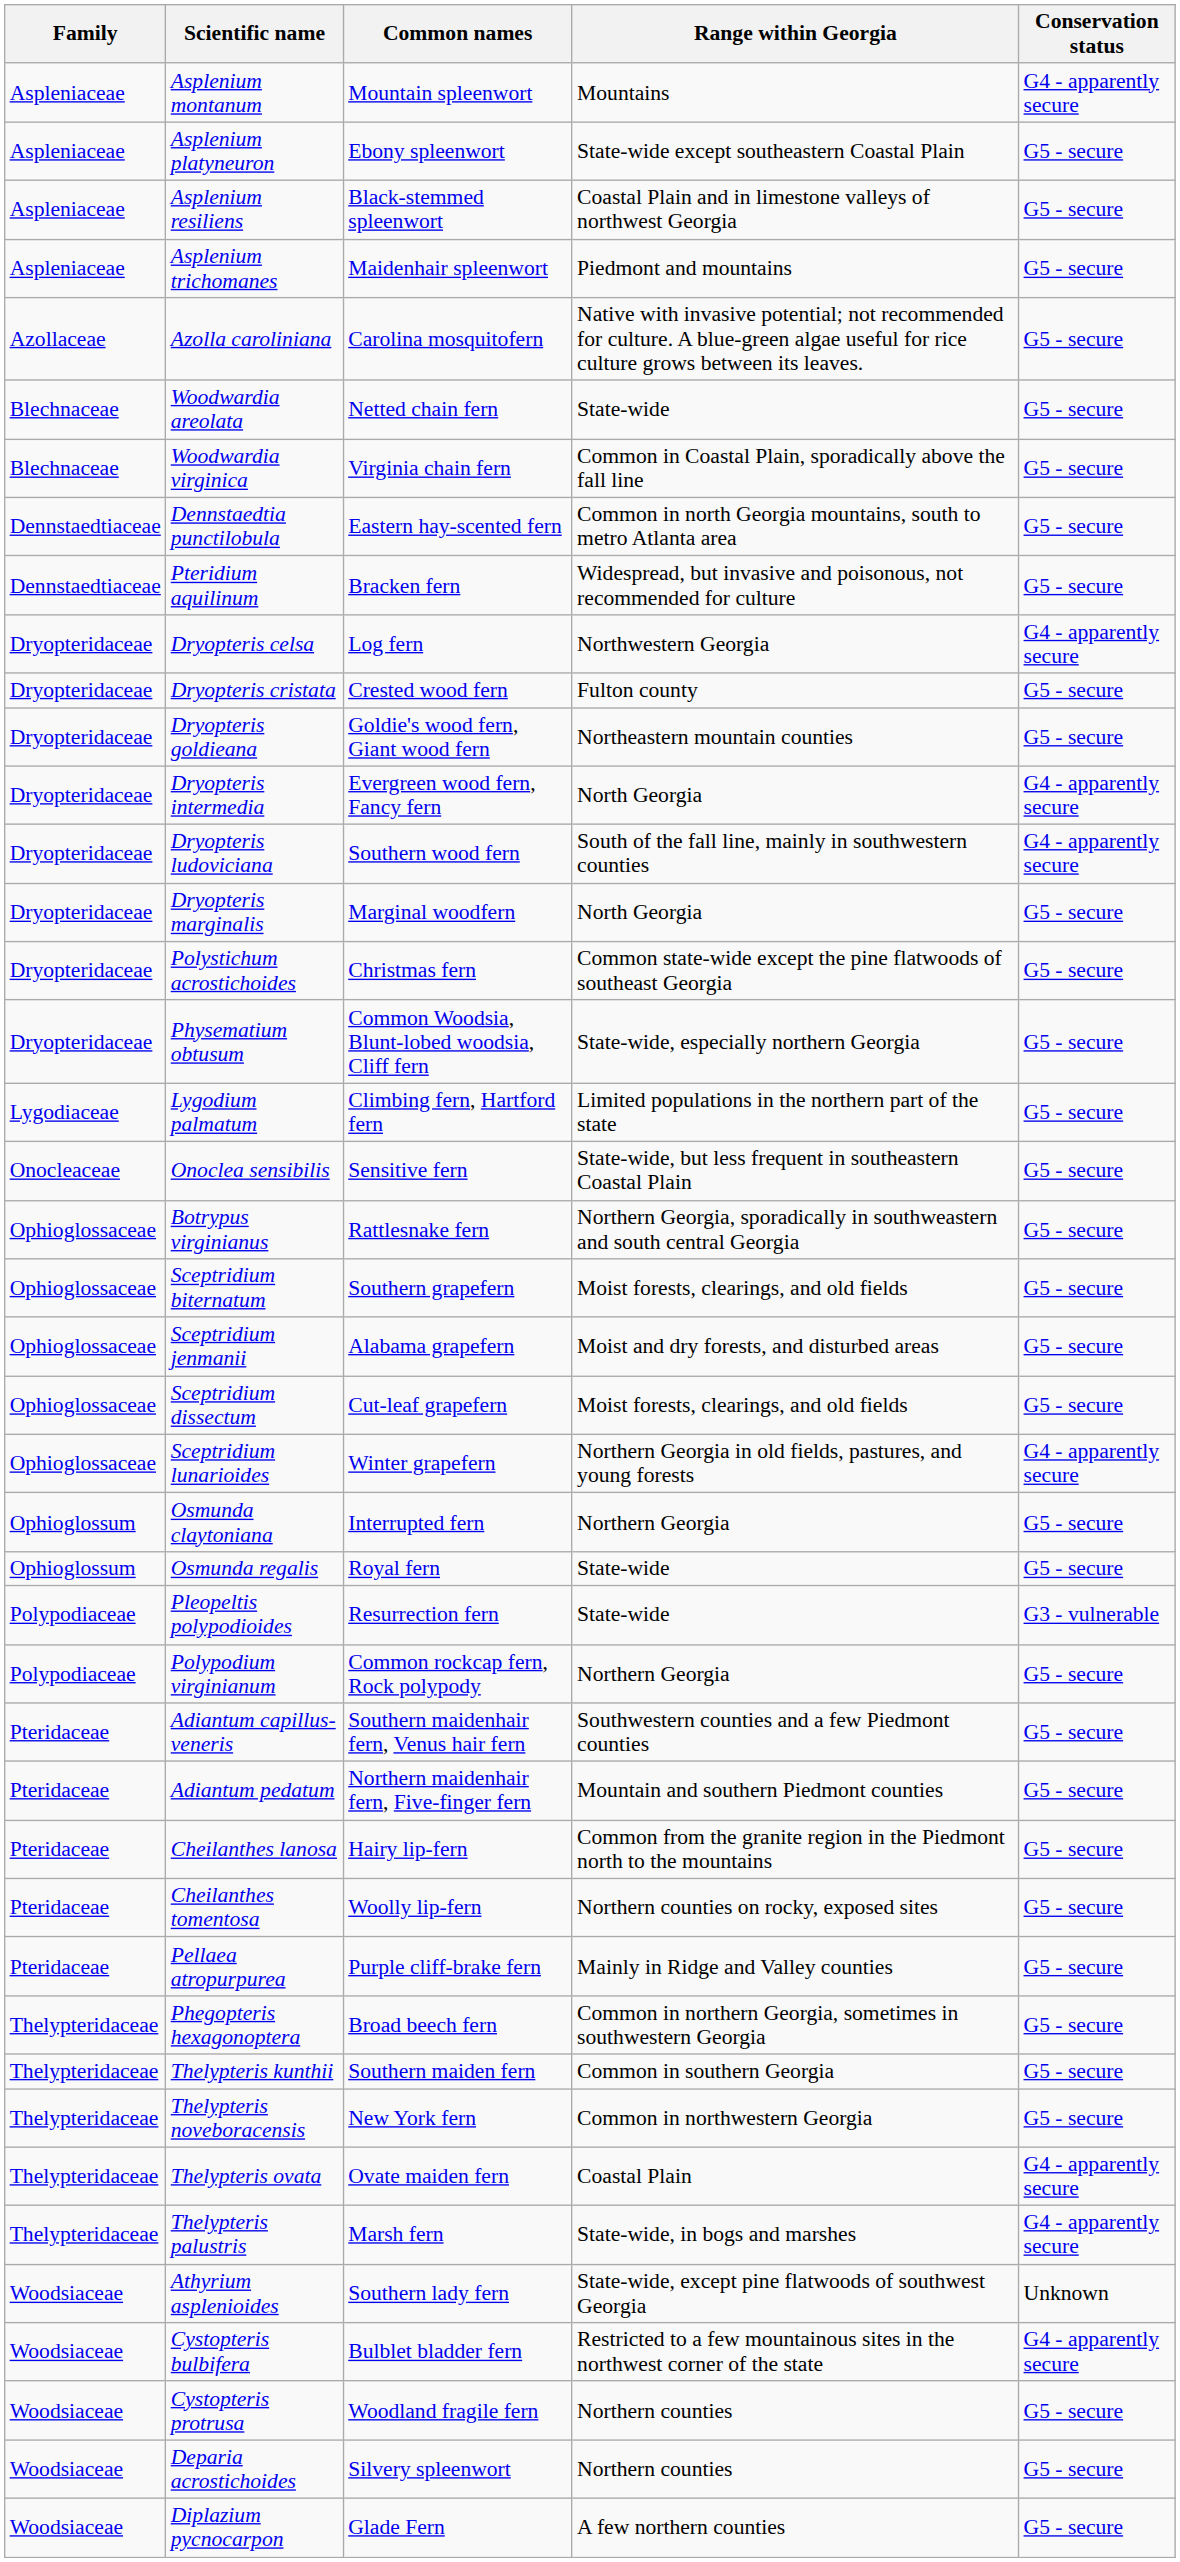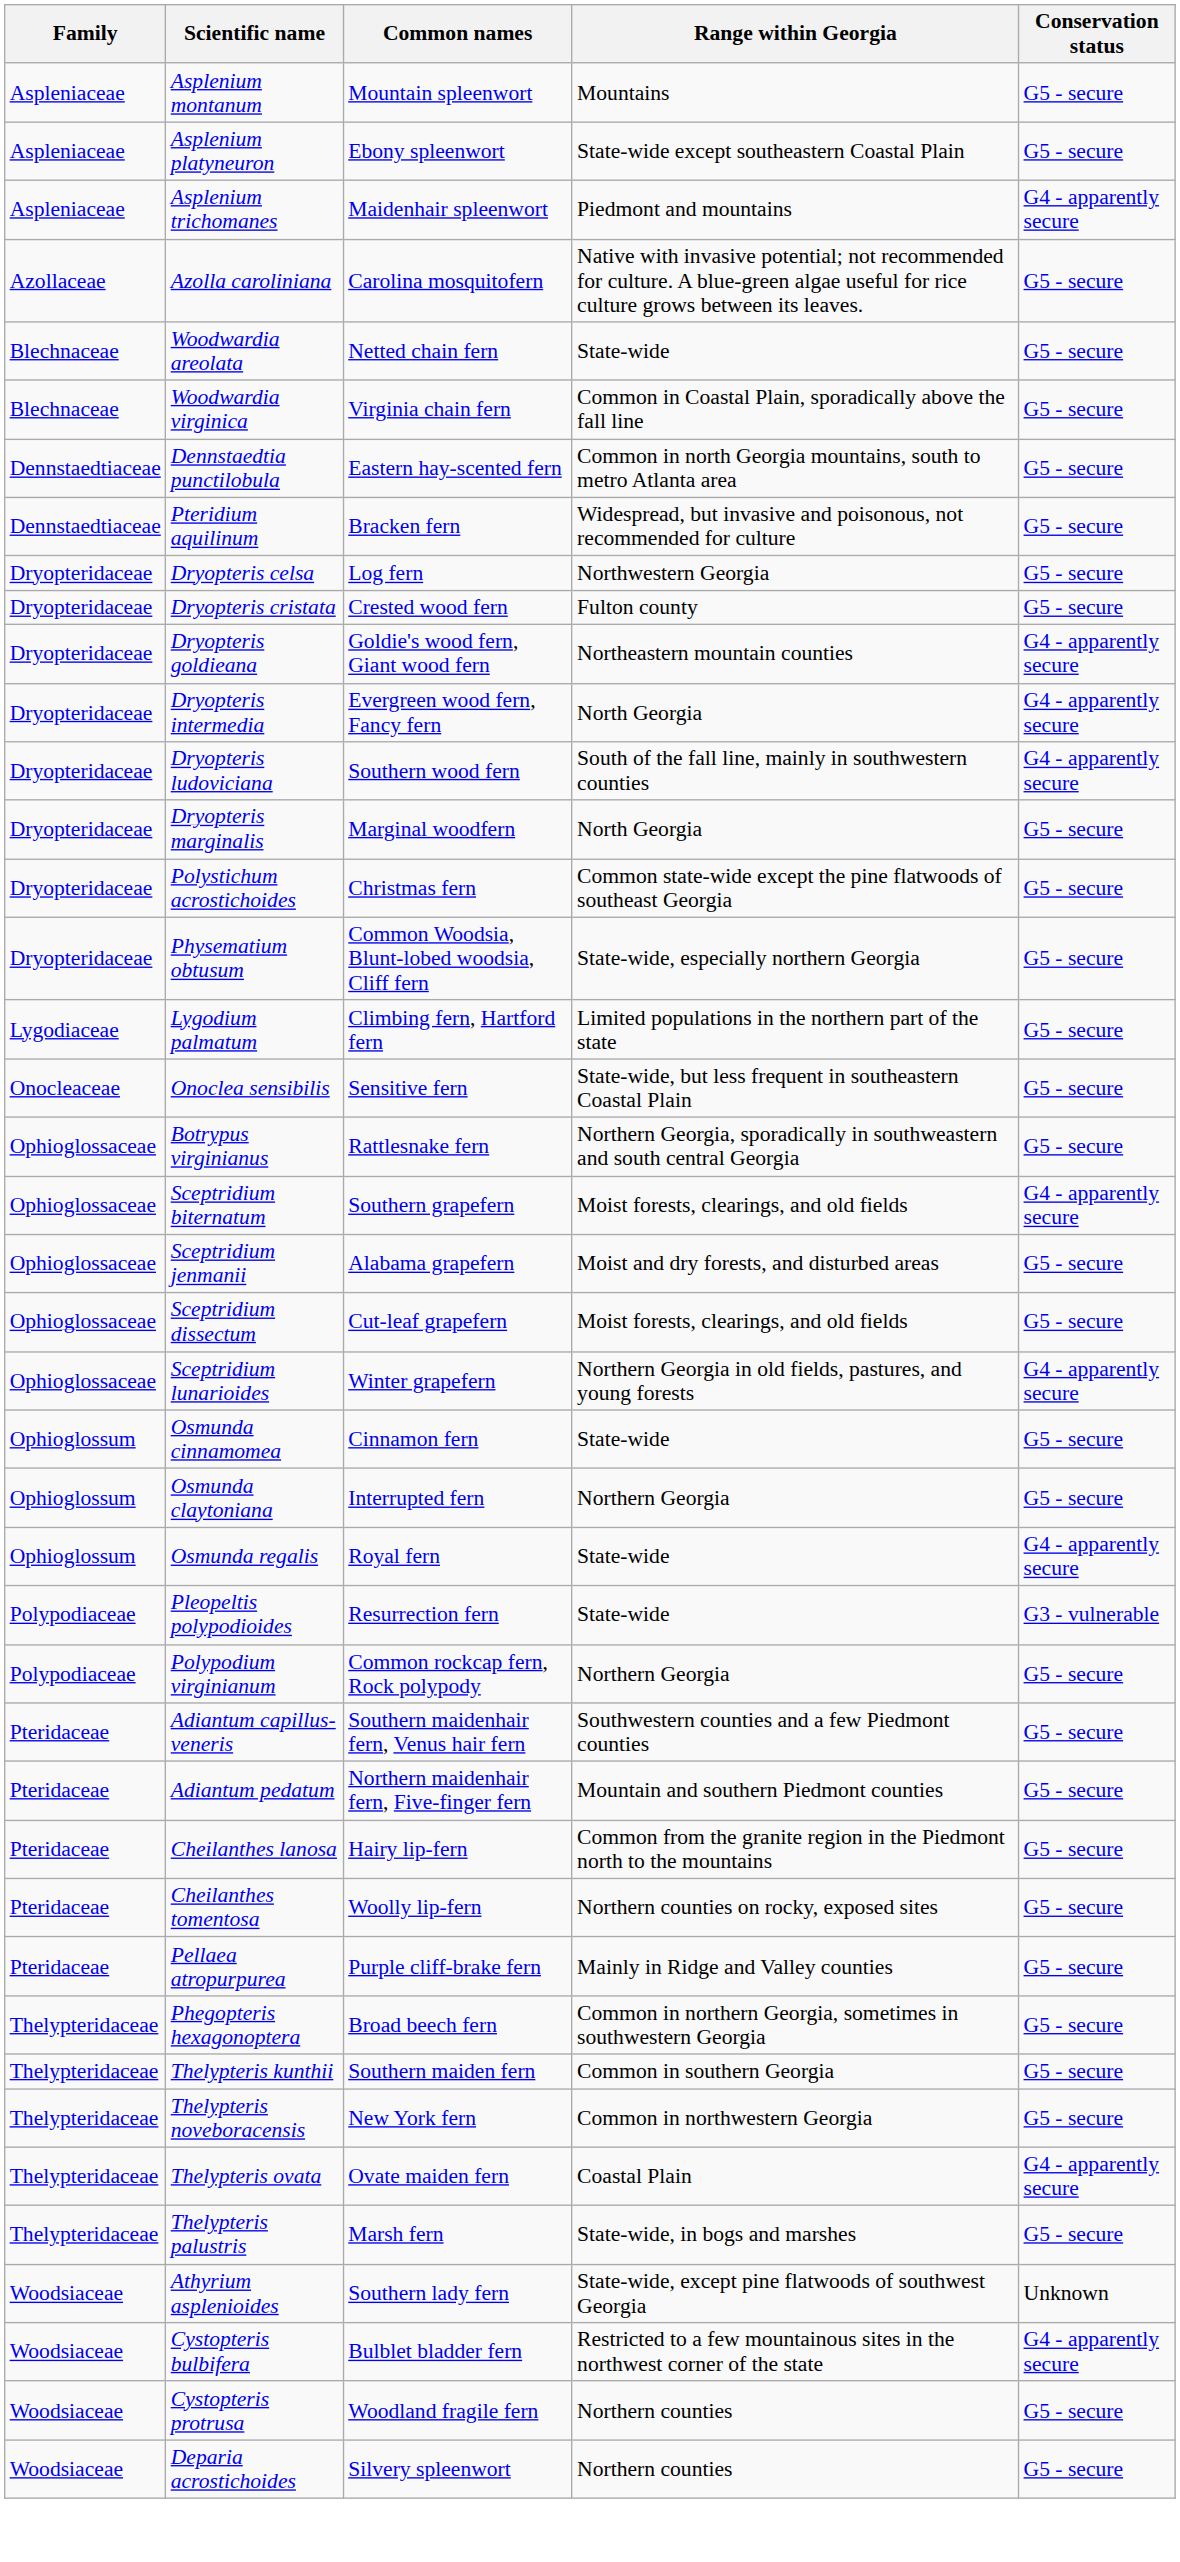(1091, 92) G4 - apparently secure -> (1073, 92) G5 - secure
- row: (216, 209)
(1073, 268) G5 - secure -> (1091, 209) G4 - apparently secure
(1091, 643) G4 - apparently secure -> (1073, 572) G5 - secure
(1073, 736) G5 - secure -> (1091, 653) G4 - apparently secure
(1073, 1287) G5 - secure -> (1091, 1204) G4 - apparently secure
+ row: (226, 1439)
(1073, 1568) G5 - secure -> (1091, 1556) G4 - apparently secure
(1091, 2234) G4 - apparently secure -> (1073, 2234) G5 - secure
- row: (227, 2527)
